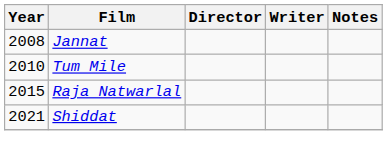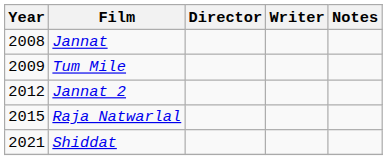(27, 67) 2010 -> (27, 67) 2009
+ row: (89, 92)
